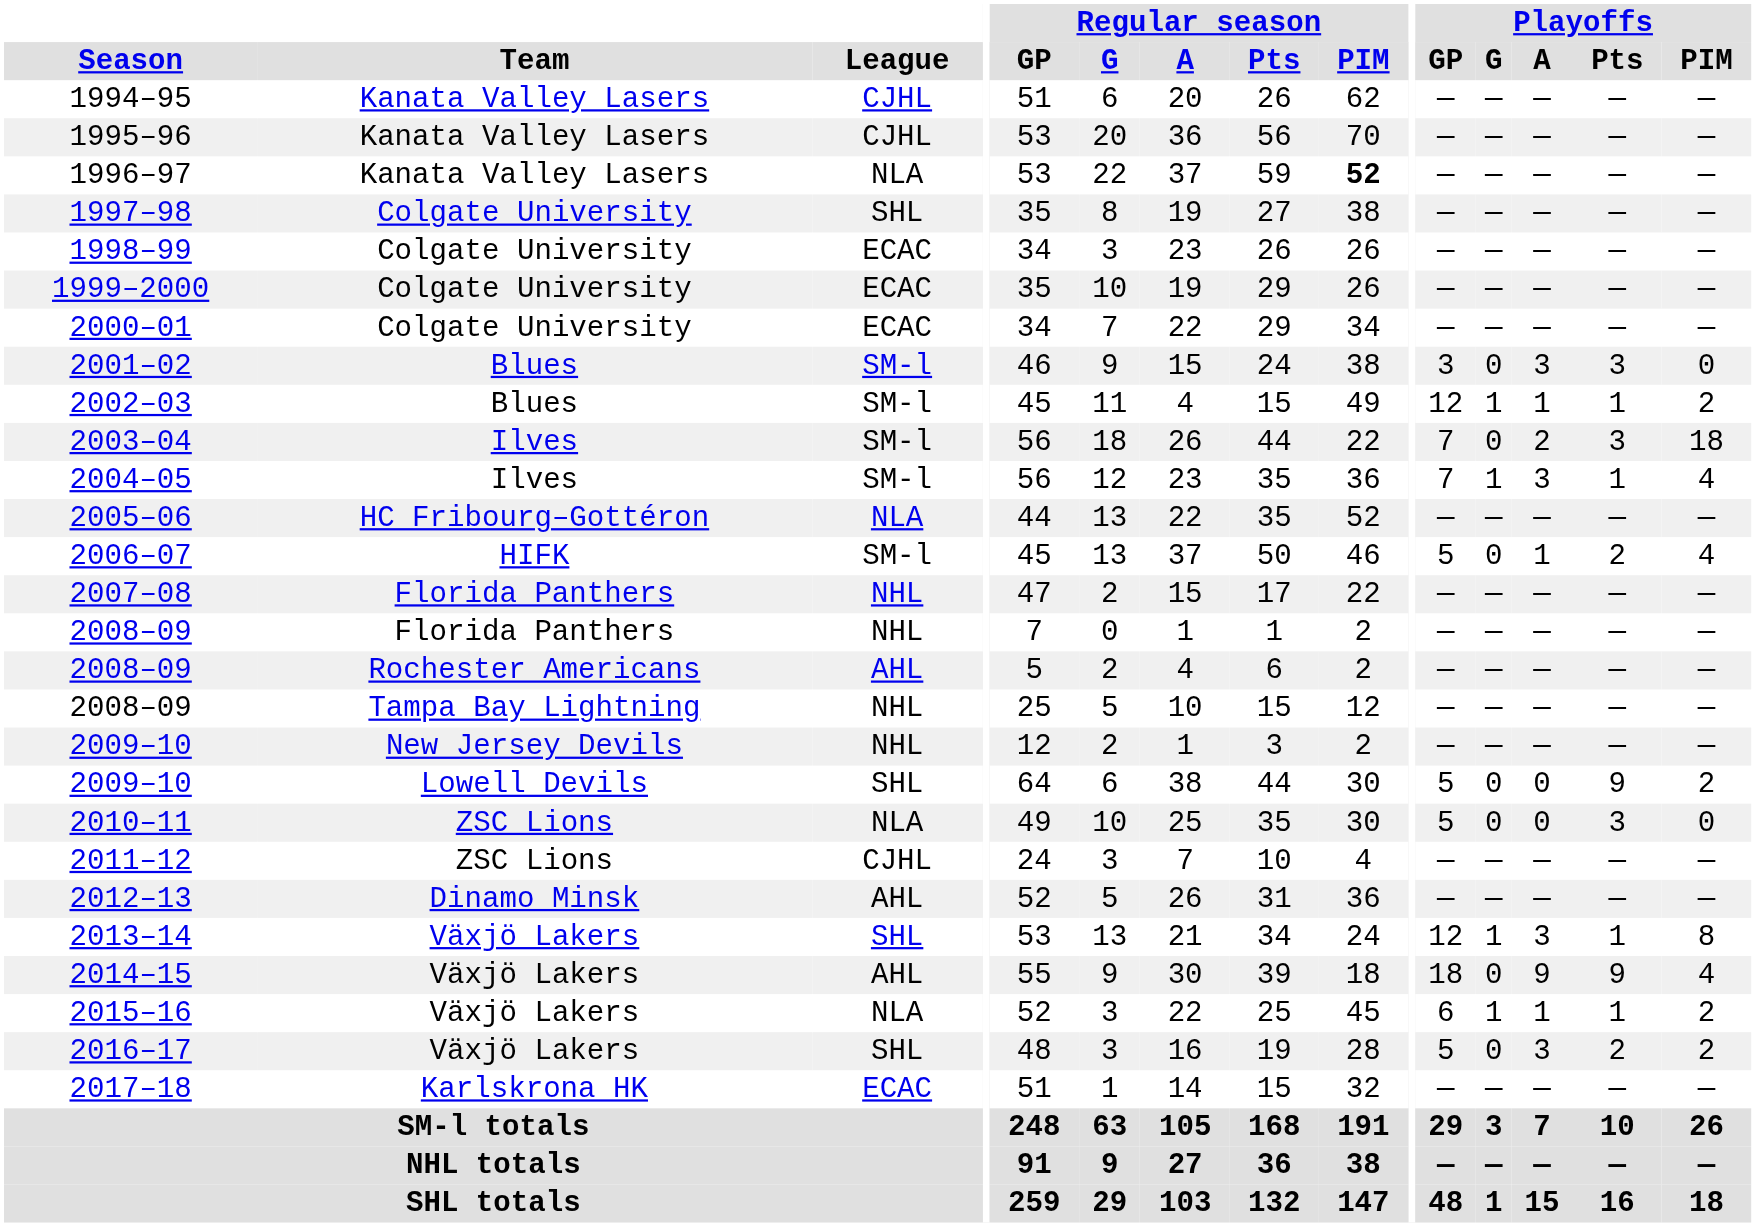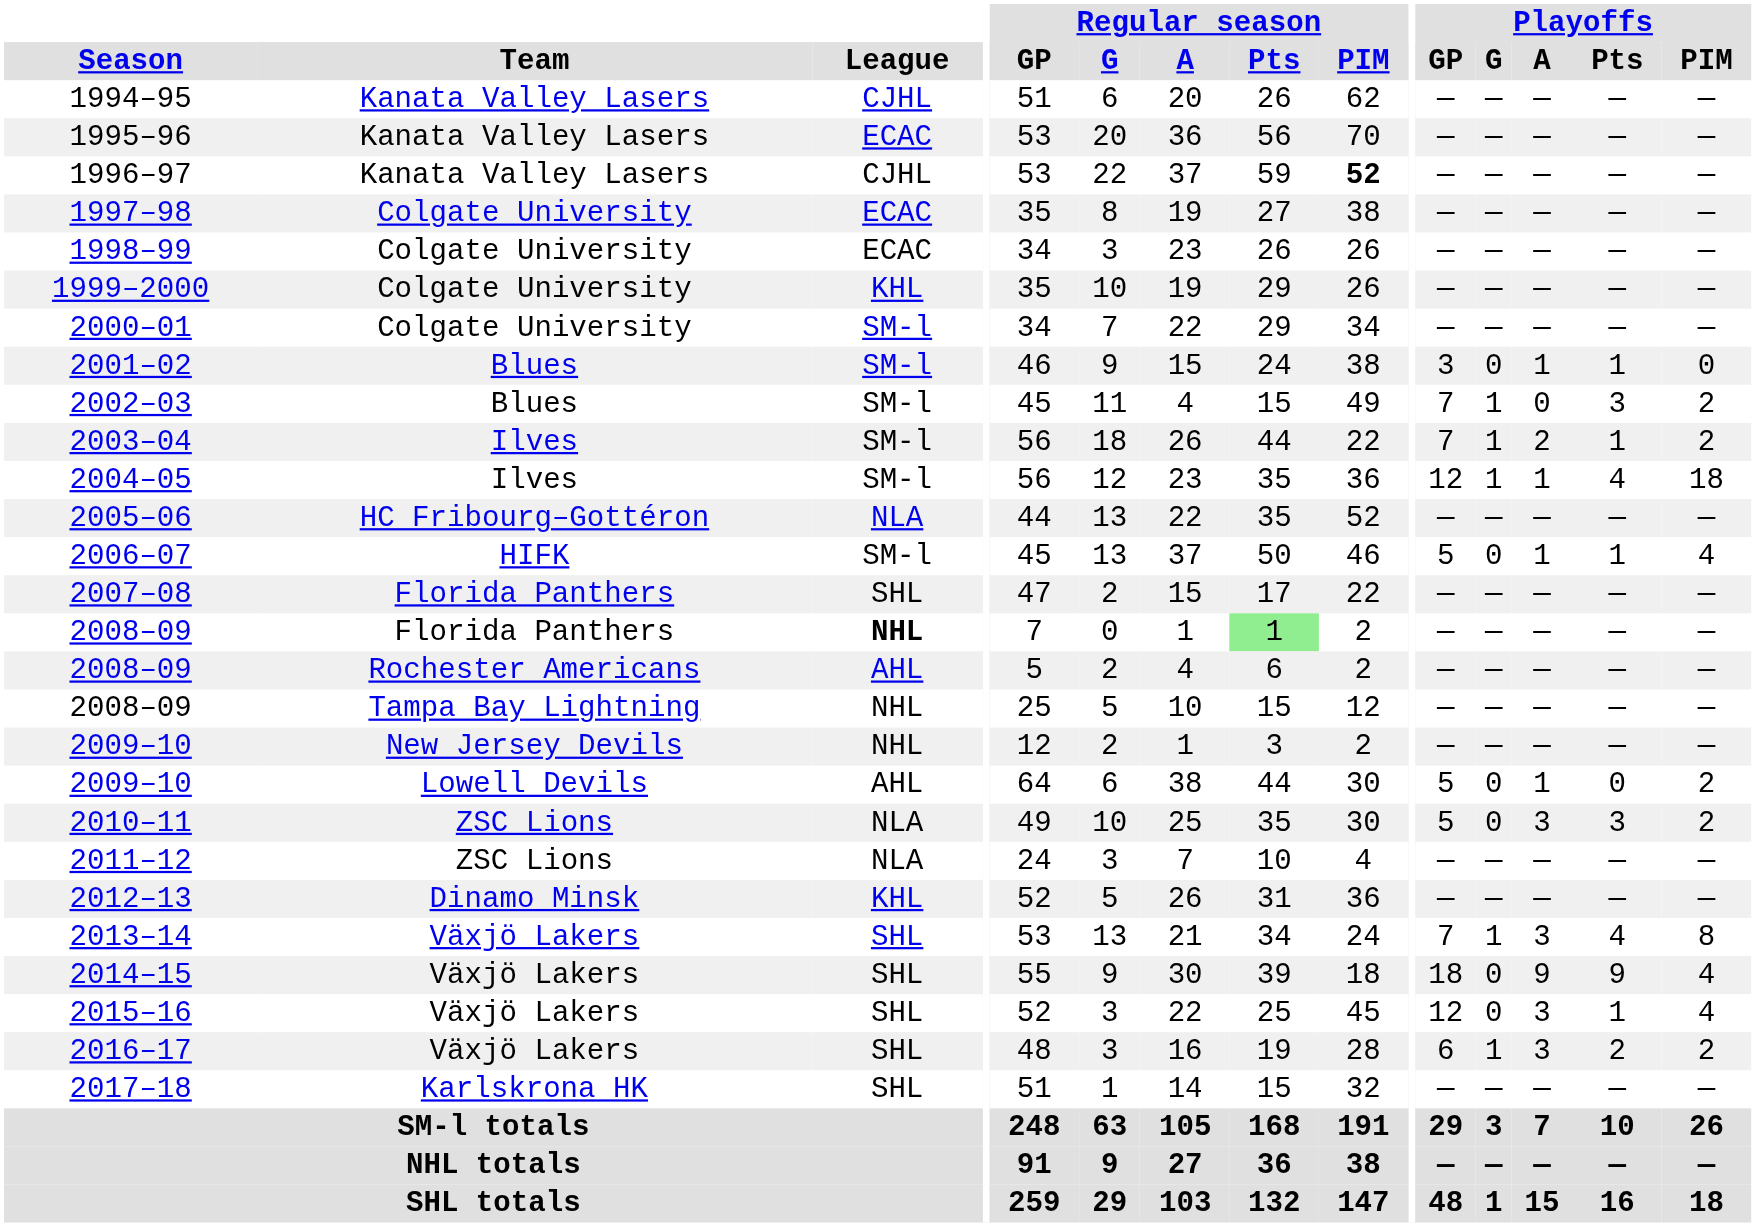(897, 137) CJHL -> (897, 137) ECAC
(897, 175) NLA -> (897, 175) CJHL
(897, 213) SHL -> (897, 213) ECAC
(897, 290) ECAC -> (897, 290) KHL
(897, 328) ECAC -> (897, 328) SM-l
(1542, 366) 3 -> (1542, 366) 1
(1617, 366) 3 -> (1617, 366) 1
(1446, 404) 12 -> (1446, 404) 7
(1542, 404) 1 -> (1542, 404) 0
(1617, 404) 1 -> (1617, 404) 3
(1494, 442) 0 -> (1494, 442) 1
(1617, 442) 3 -> (1617, 442) 1
(1707, 442) 18 -> (1707, 442) 2
(1446, 480) 7 -> (1446, 480) 12
(1542, 480) 3 -> (1542, 480) 1
(1617, 480) 1 -> (1617, 480) 4
(1707, 480) 4 -> (1707, 480) 18
(1617, 556) 2 -> (1617, 556) 1
(897, 594) NHL -> (897, 594) SHL
(897, 632) normal -> (897, 632) bold
(1274, 632) no background -> (1274, 632) lightgreen background
(897, 785) SHL -> (897, 785) AHL
(1542, 785) 0 -> (1542, 785) 1
(1617, 785) 9 -> (1617, 785) 0
(1542, 823) 0 -> (1542, 823) 3
(1707, 823) 0 -> (1707, 823) 2
(897, 861) CJHL -> (897, 861) NLA
(897, 899) AHL -> (897, 899) KHL
(1446, 937) 12 -> (1446, 937) 7
(1617, 937) 1 -> (1617, 937) 4
(897, 975) AHL -> (897, 975) SHL
(897, 1013) NLA -> (897, 1013) SHL
(1446, 1013) 6 -> (1446, 1013) 12
(1494, 1013) 1 -> (1494, 1013) 0
(1542, 1013) 1 -> (1542, 1013) 3
(1707, 1013) 2 -> (1707, 1013) 4
(1446, 1051) 5 -> (1446, 1051) 6
(1494, 1051) 0 -> (1494, 1051) 1
(897, 1089) ECAC -> (897, 1089) SHL
